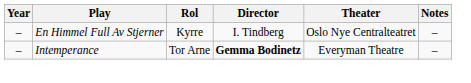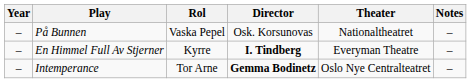+ row: (61, 31)
(258, 31) normal -> (273, 50) bold
(361, 31) Oslo Nye Centralteatret -> (376, 50) Everyman Theatre
(361, 50) Everyman Theatre -> (376, 68) Oslo Nye Centralteatret
